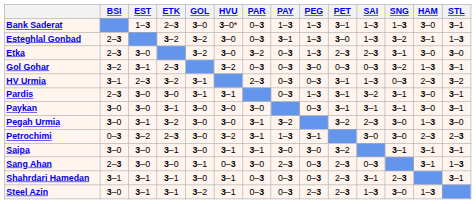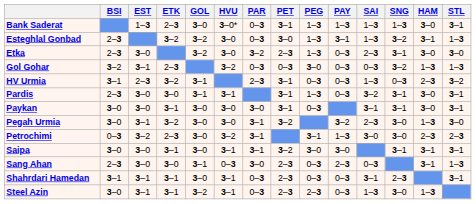columns swapped: (285, 12) <-> (342, 12)
(456, 67) 3–1 -> (456, 67) 1–3
